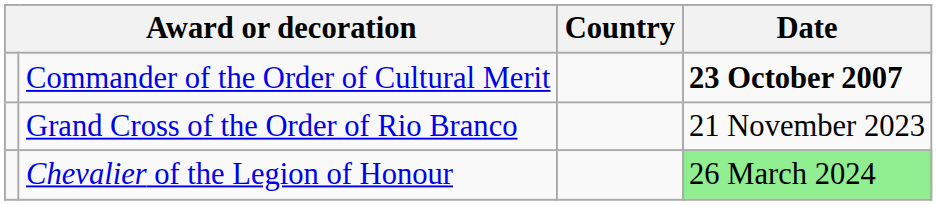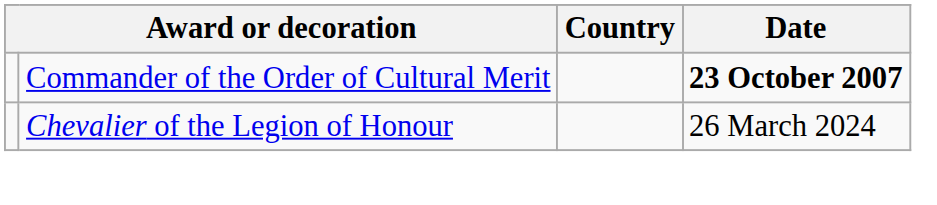- row: (272, 125)
(782, 174) lightgreen background -> (782, 125) no background
